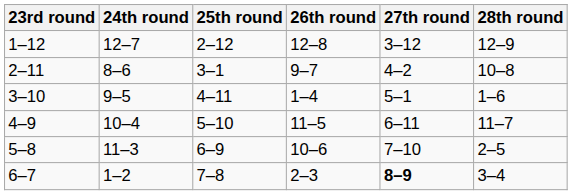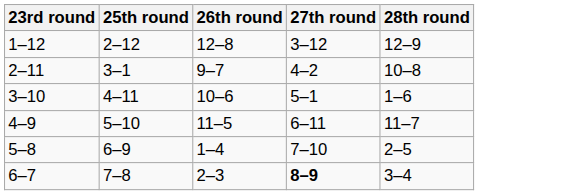- column: (146, 17)
(304, 96) 1–4 -> (215, 96) 10–6
(309, 149) 10–6 -> (210, 149) 1–4
